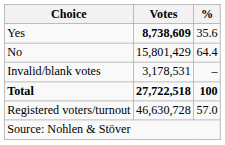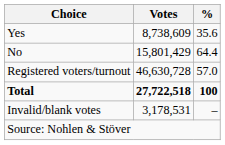(166, 33) bold -> (166, 33) normal
rows swapped: (54, 71) <-> (69, 110)
